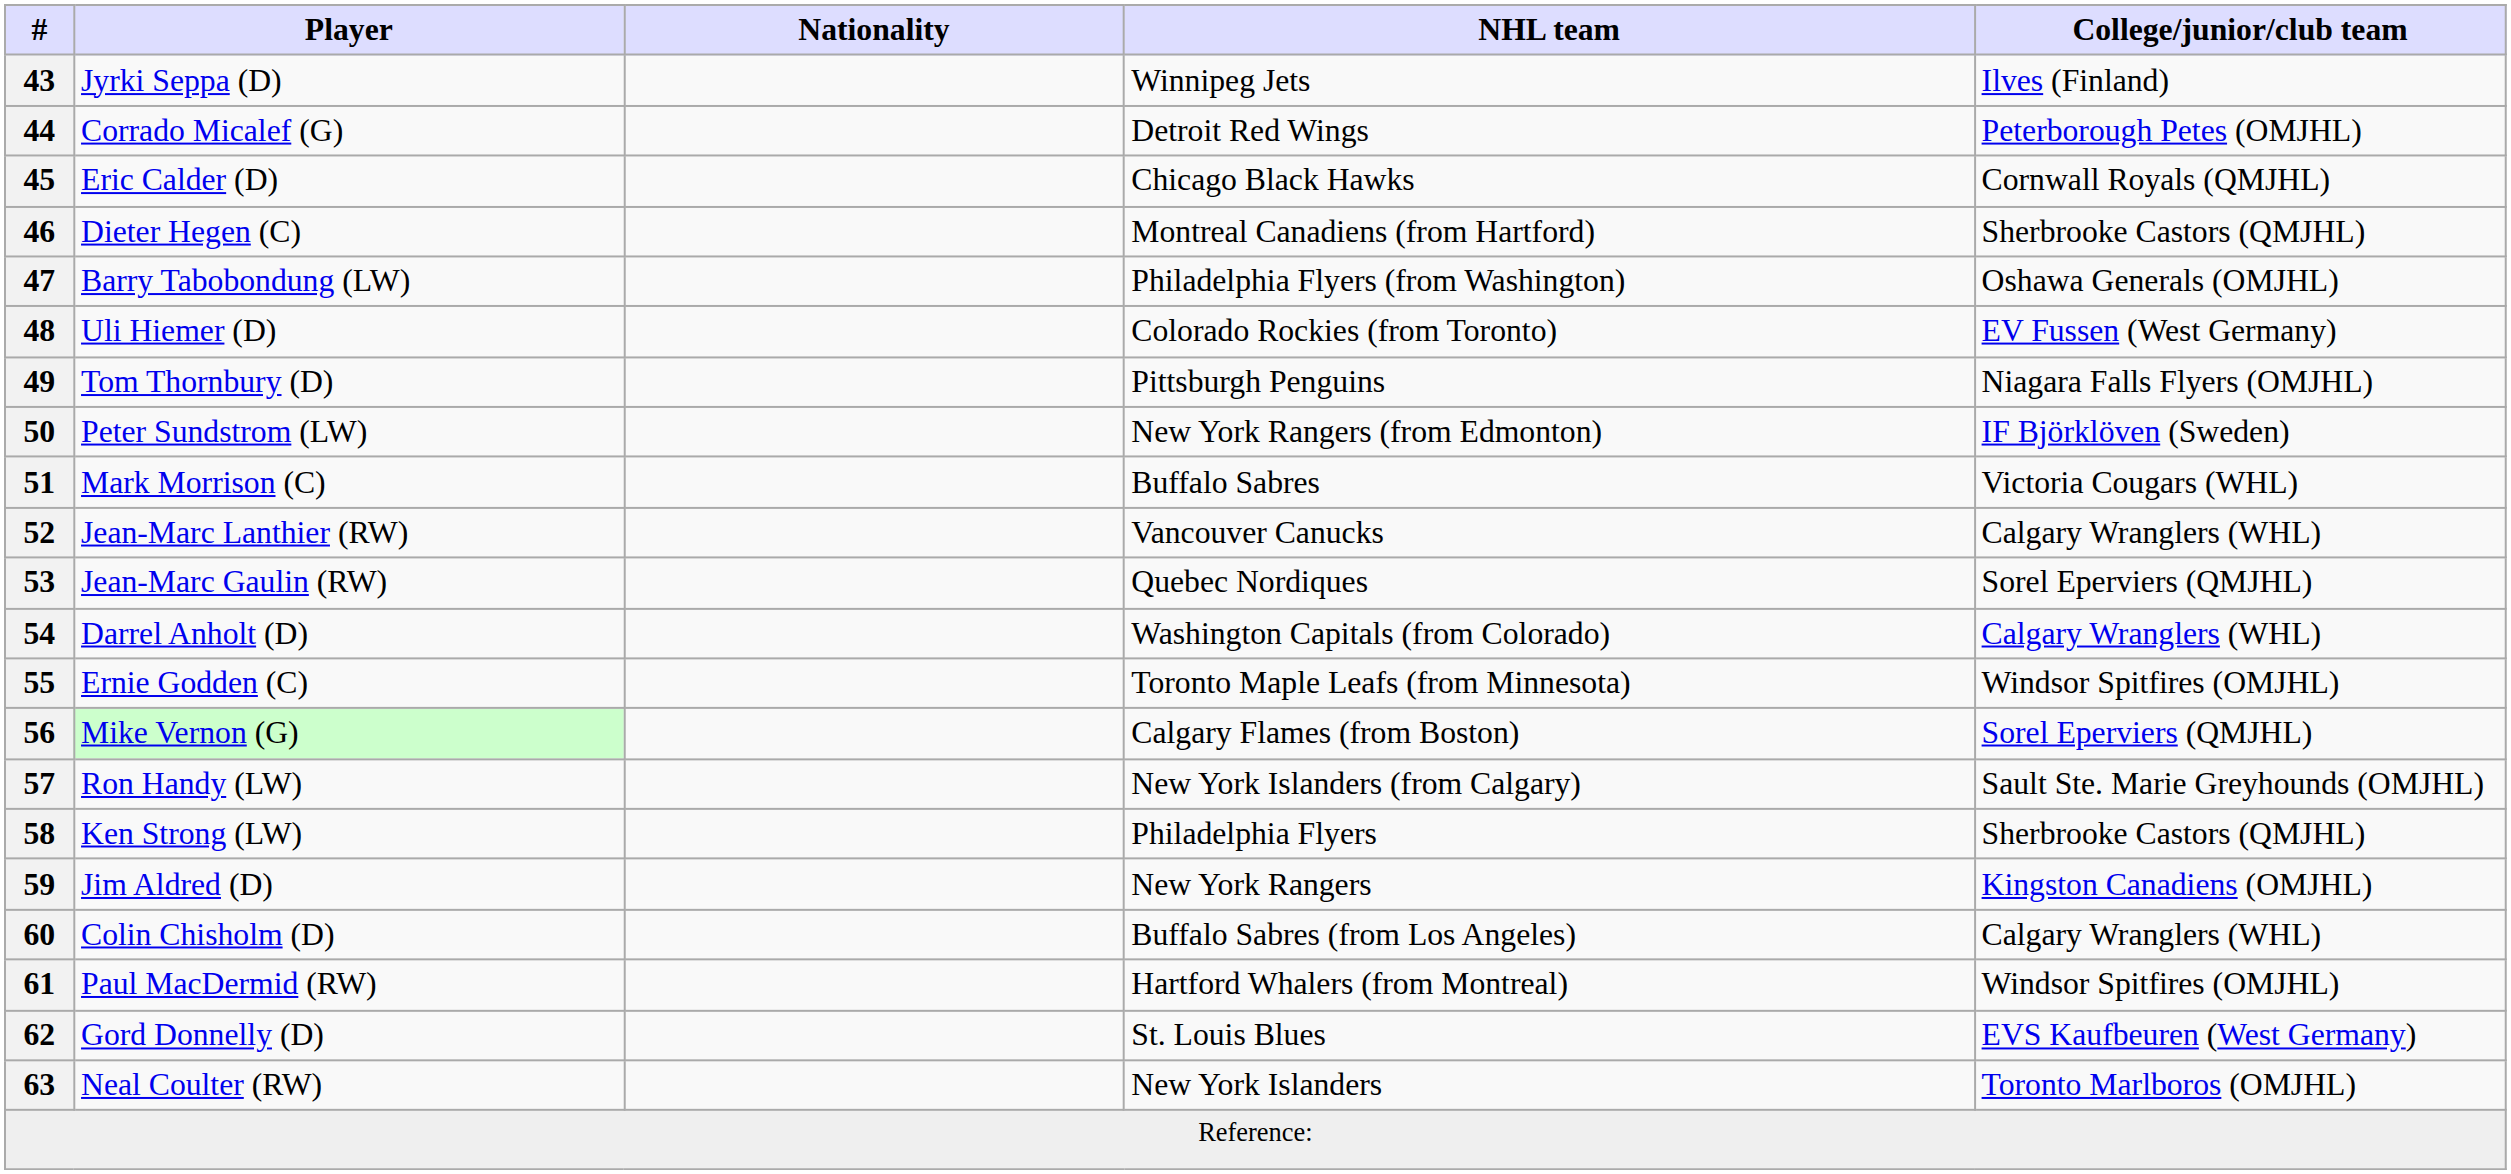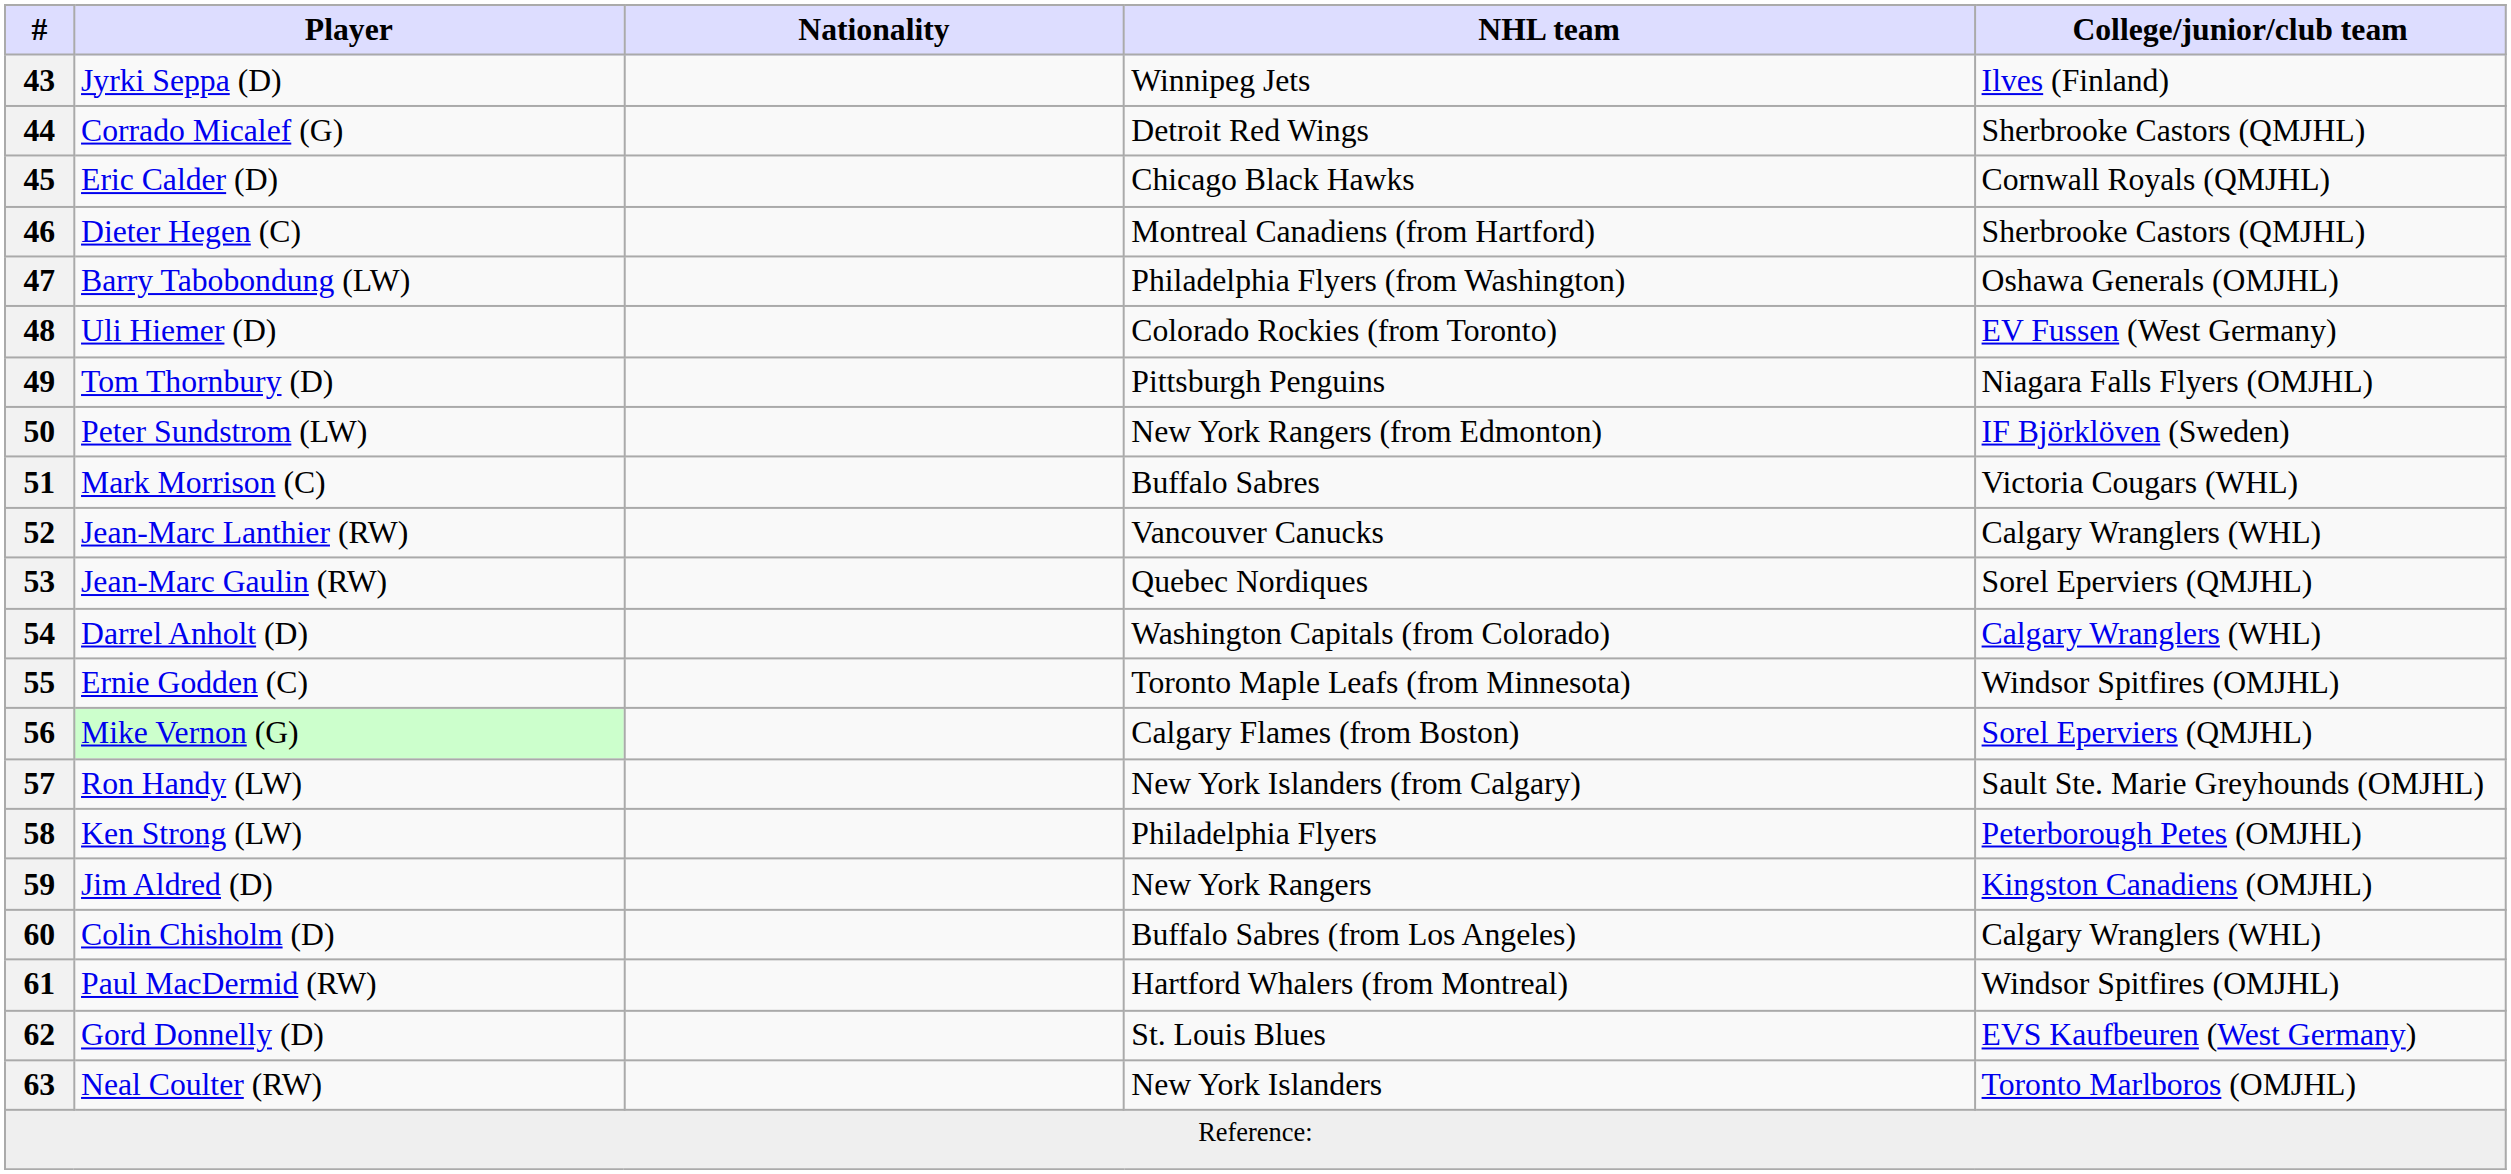(2172, 130) Peterborough Petes (OMJHL) -> (2173, 130) Sherbrooke Castors (QMJHL)
(2173, 833) Sherbrooke Castors (QMJHL) -> (2172, 833) Peterborough Petes (OMJHL)
